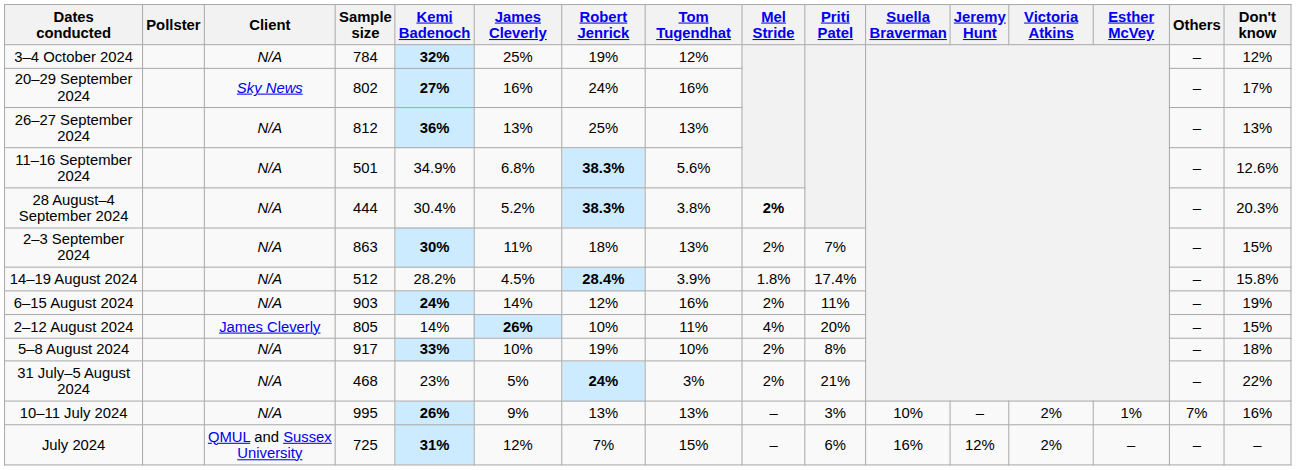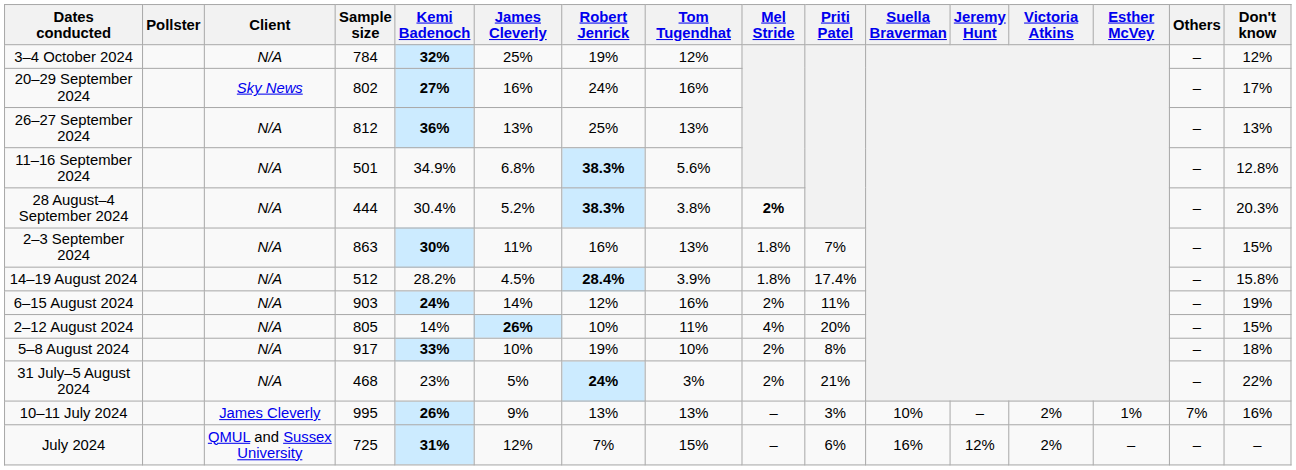(1257, 168) 12.6% -> (1257, 168) 12.8%
(603, 248) 18% -> (603, 248) 16%
(774, 248) 2% -> (774, 248) 1.8%
(270, 326) James Cleverly -> (270, 326) N/A
(270, 413) N/A -> (270, 413) James Cleverly
